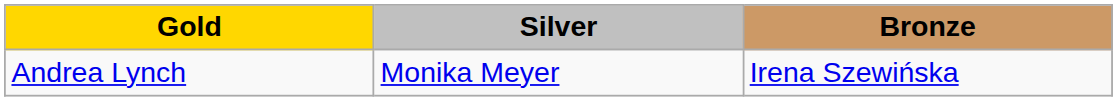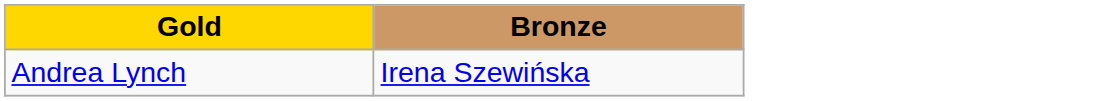- column: (559, 27)
